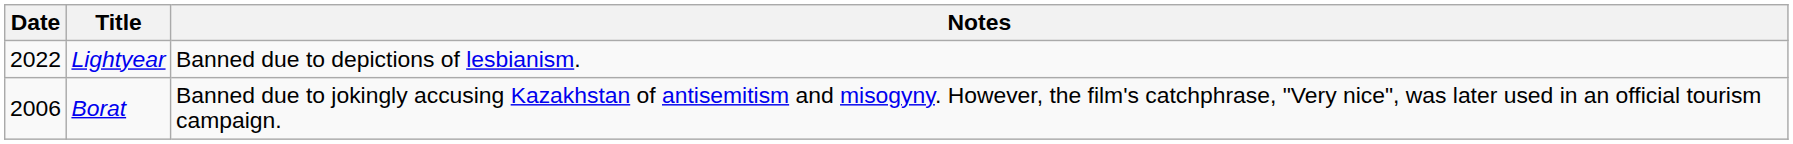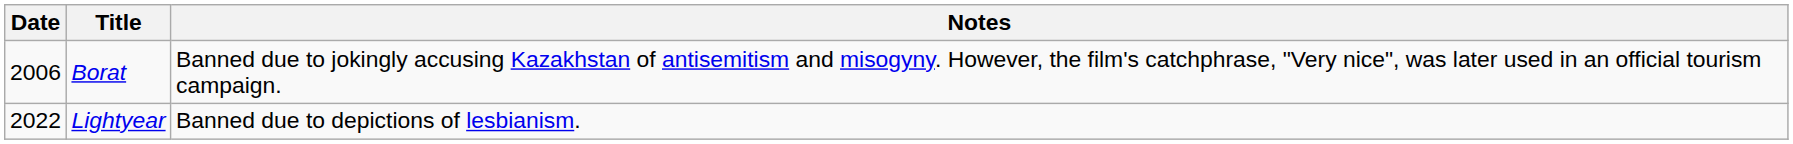rows swapped: (99, 108) <-> (119, 58)
